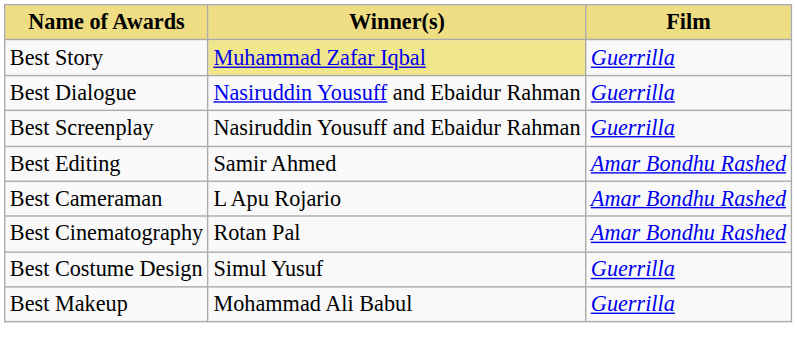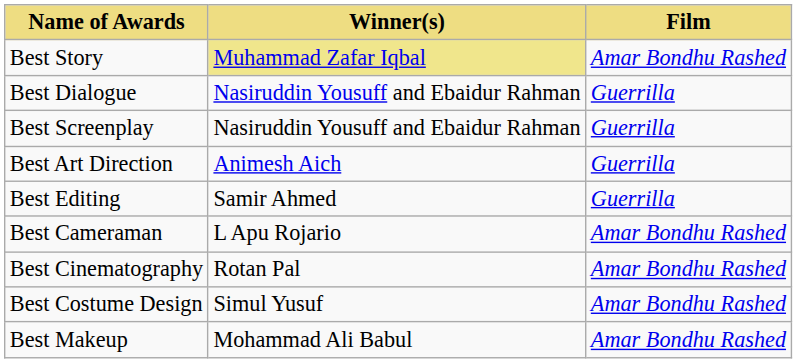(633, 57) Guerrilla -> (688, 57) Amar Bondhu Rashed
+ row: (91, 163)
(688, 163) Amar Bondhu Rashed -> (633, 198) Guerrilla
(633, 269) Guerrilla -> (688, 304) Amar Bondhu Rashed
(633, 304) Guerrilla -> (688, 339) Amar Bondhu Rashed
